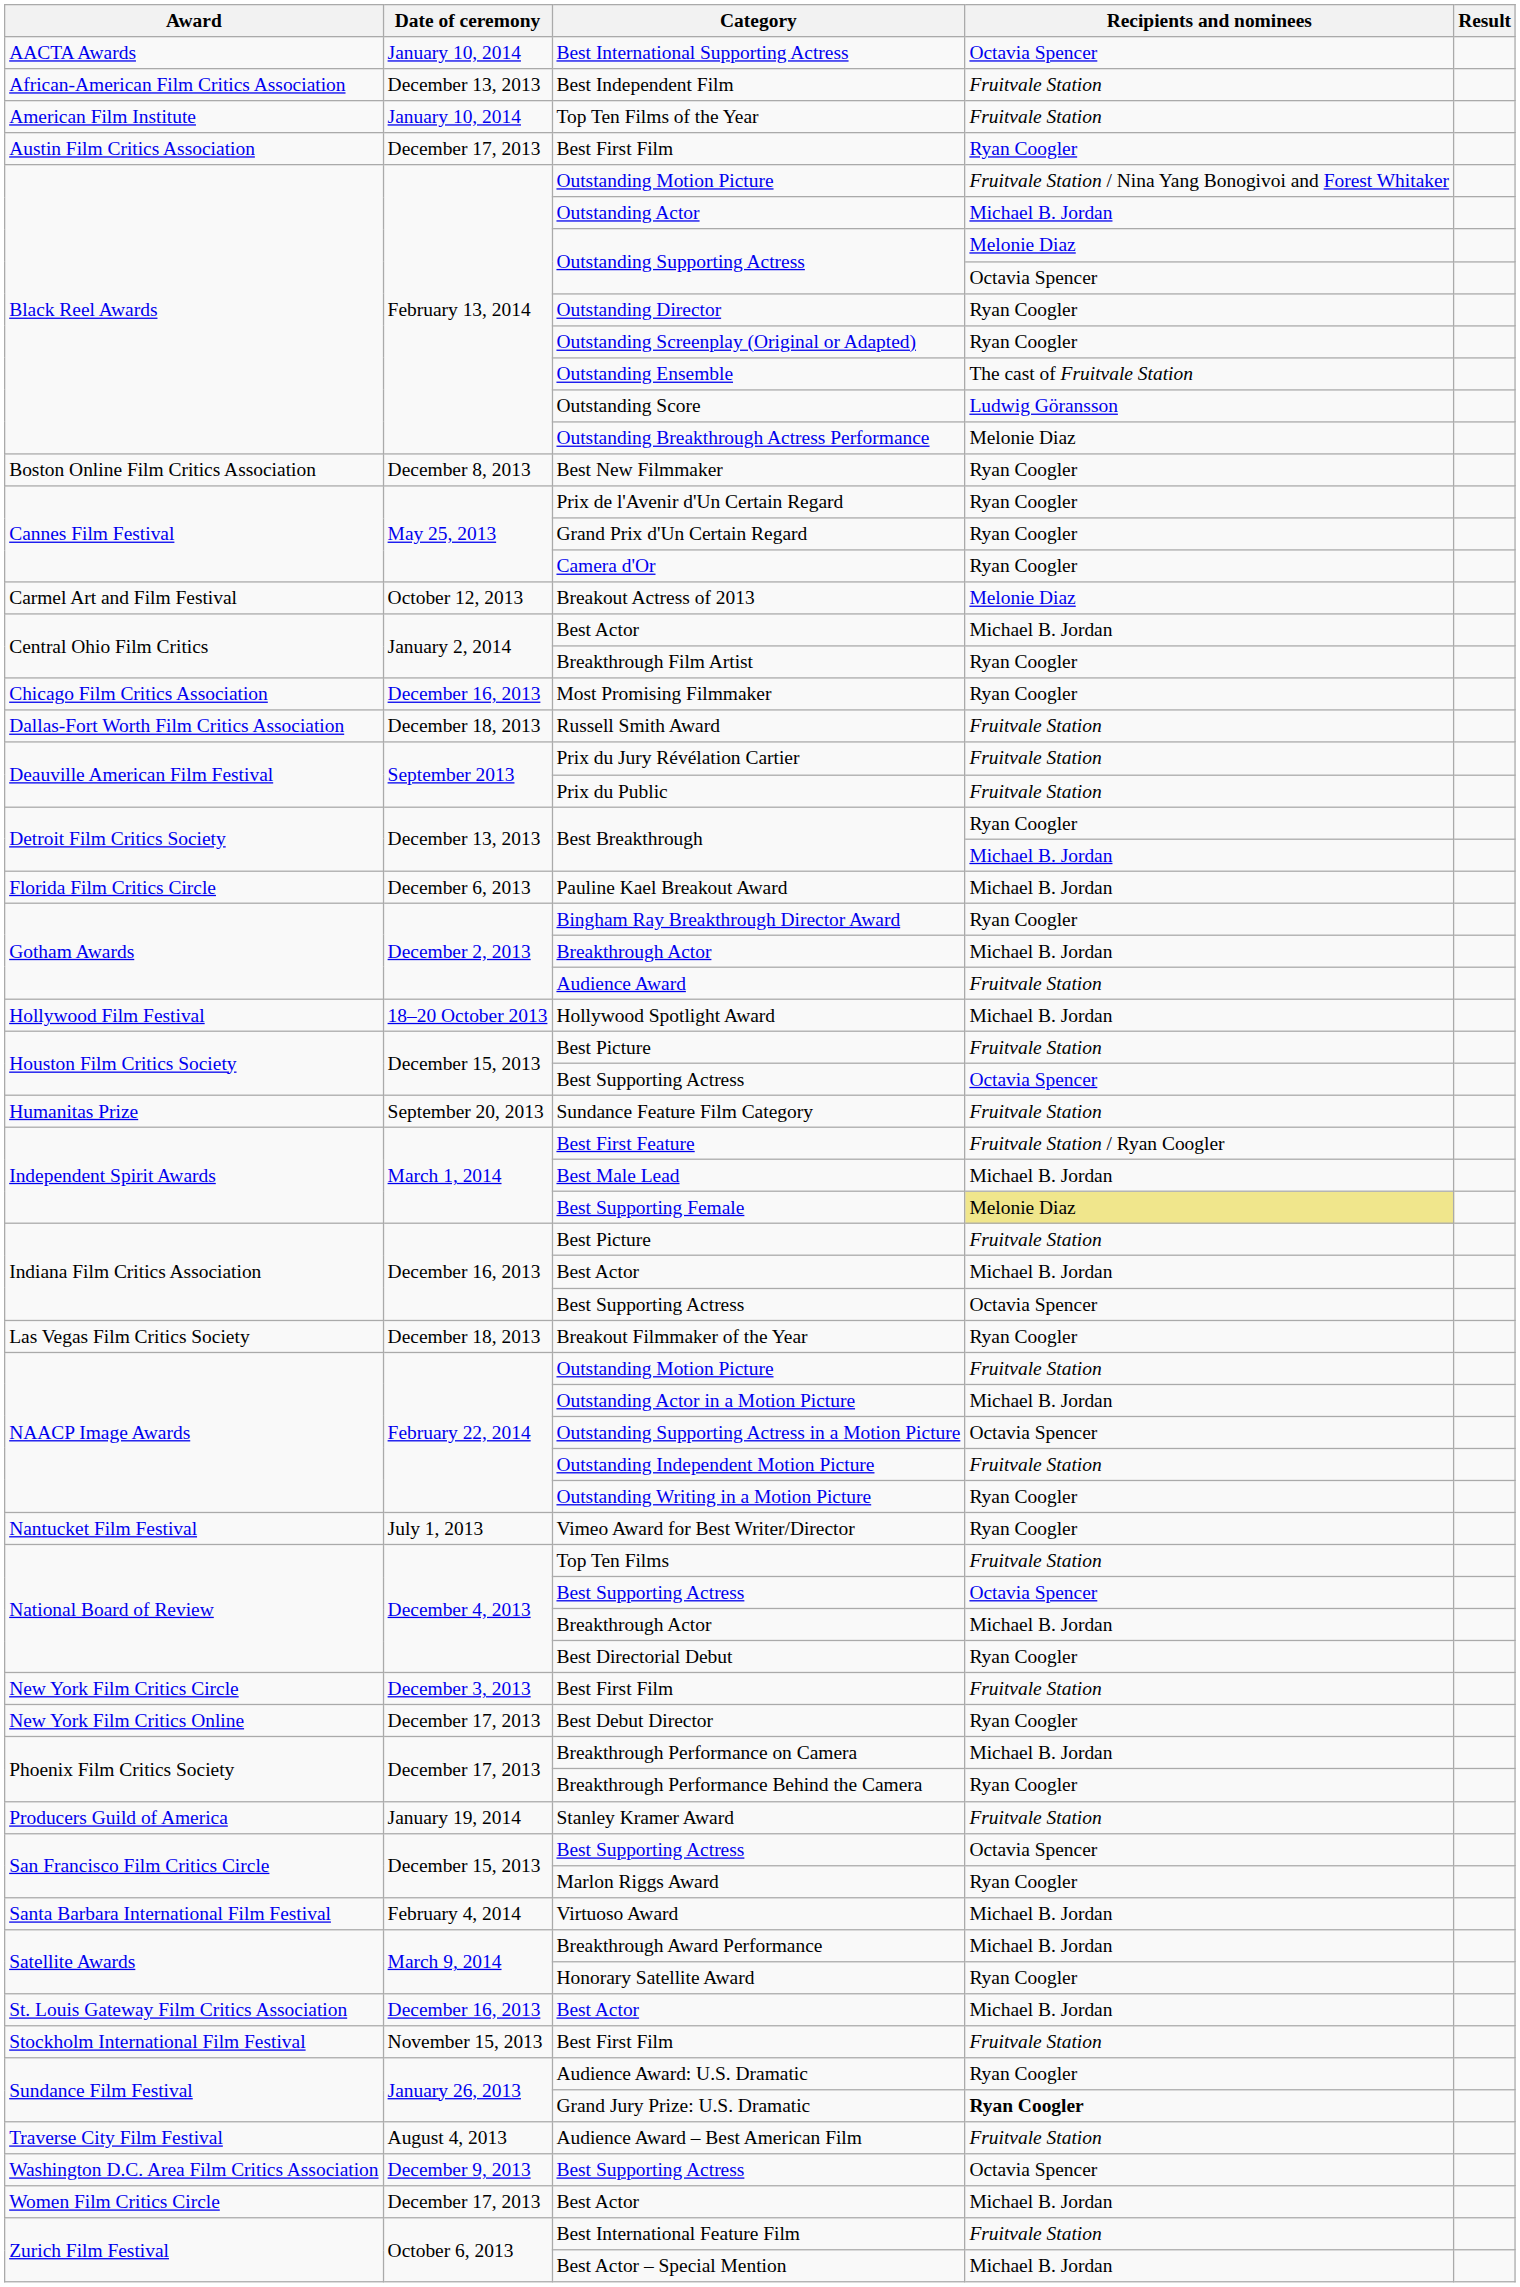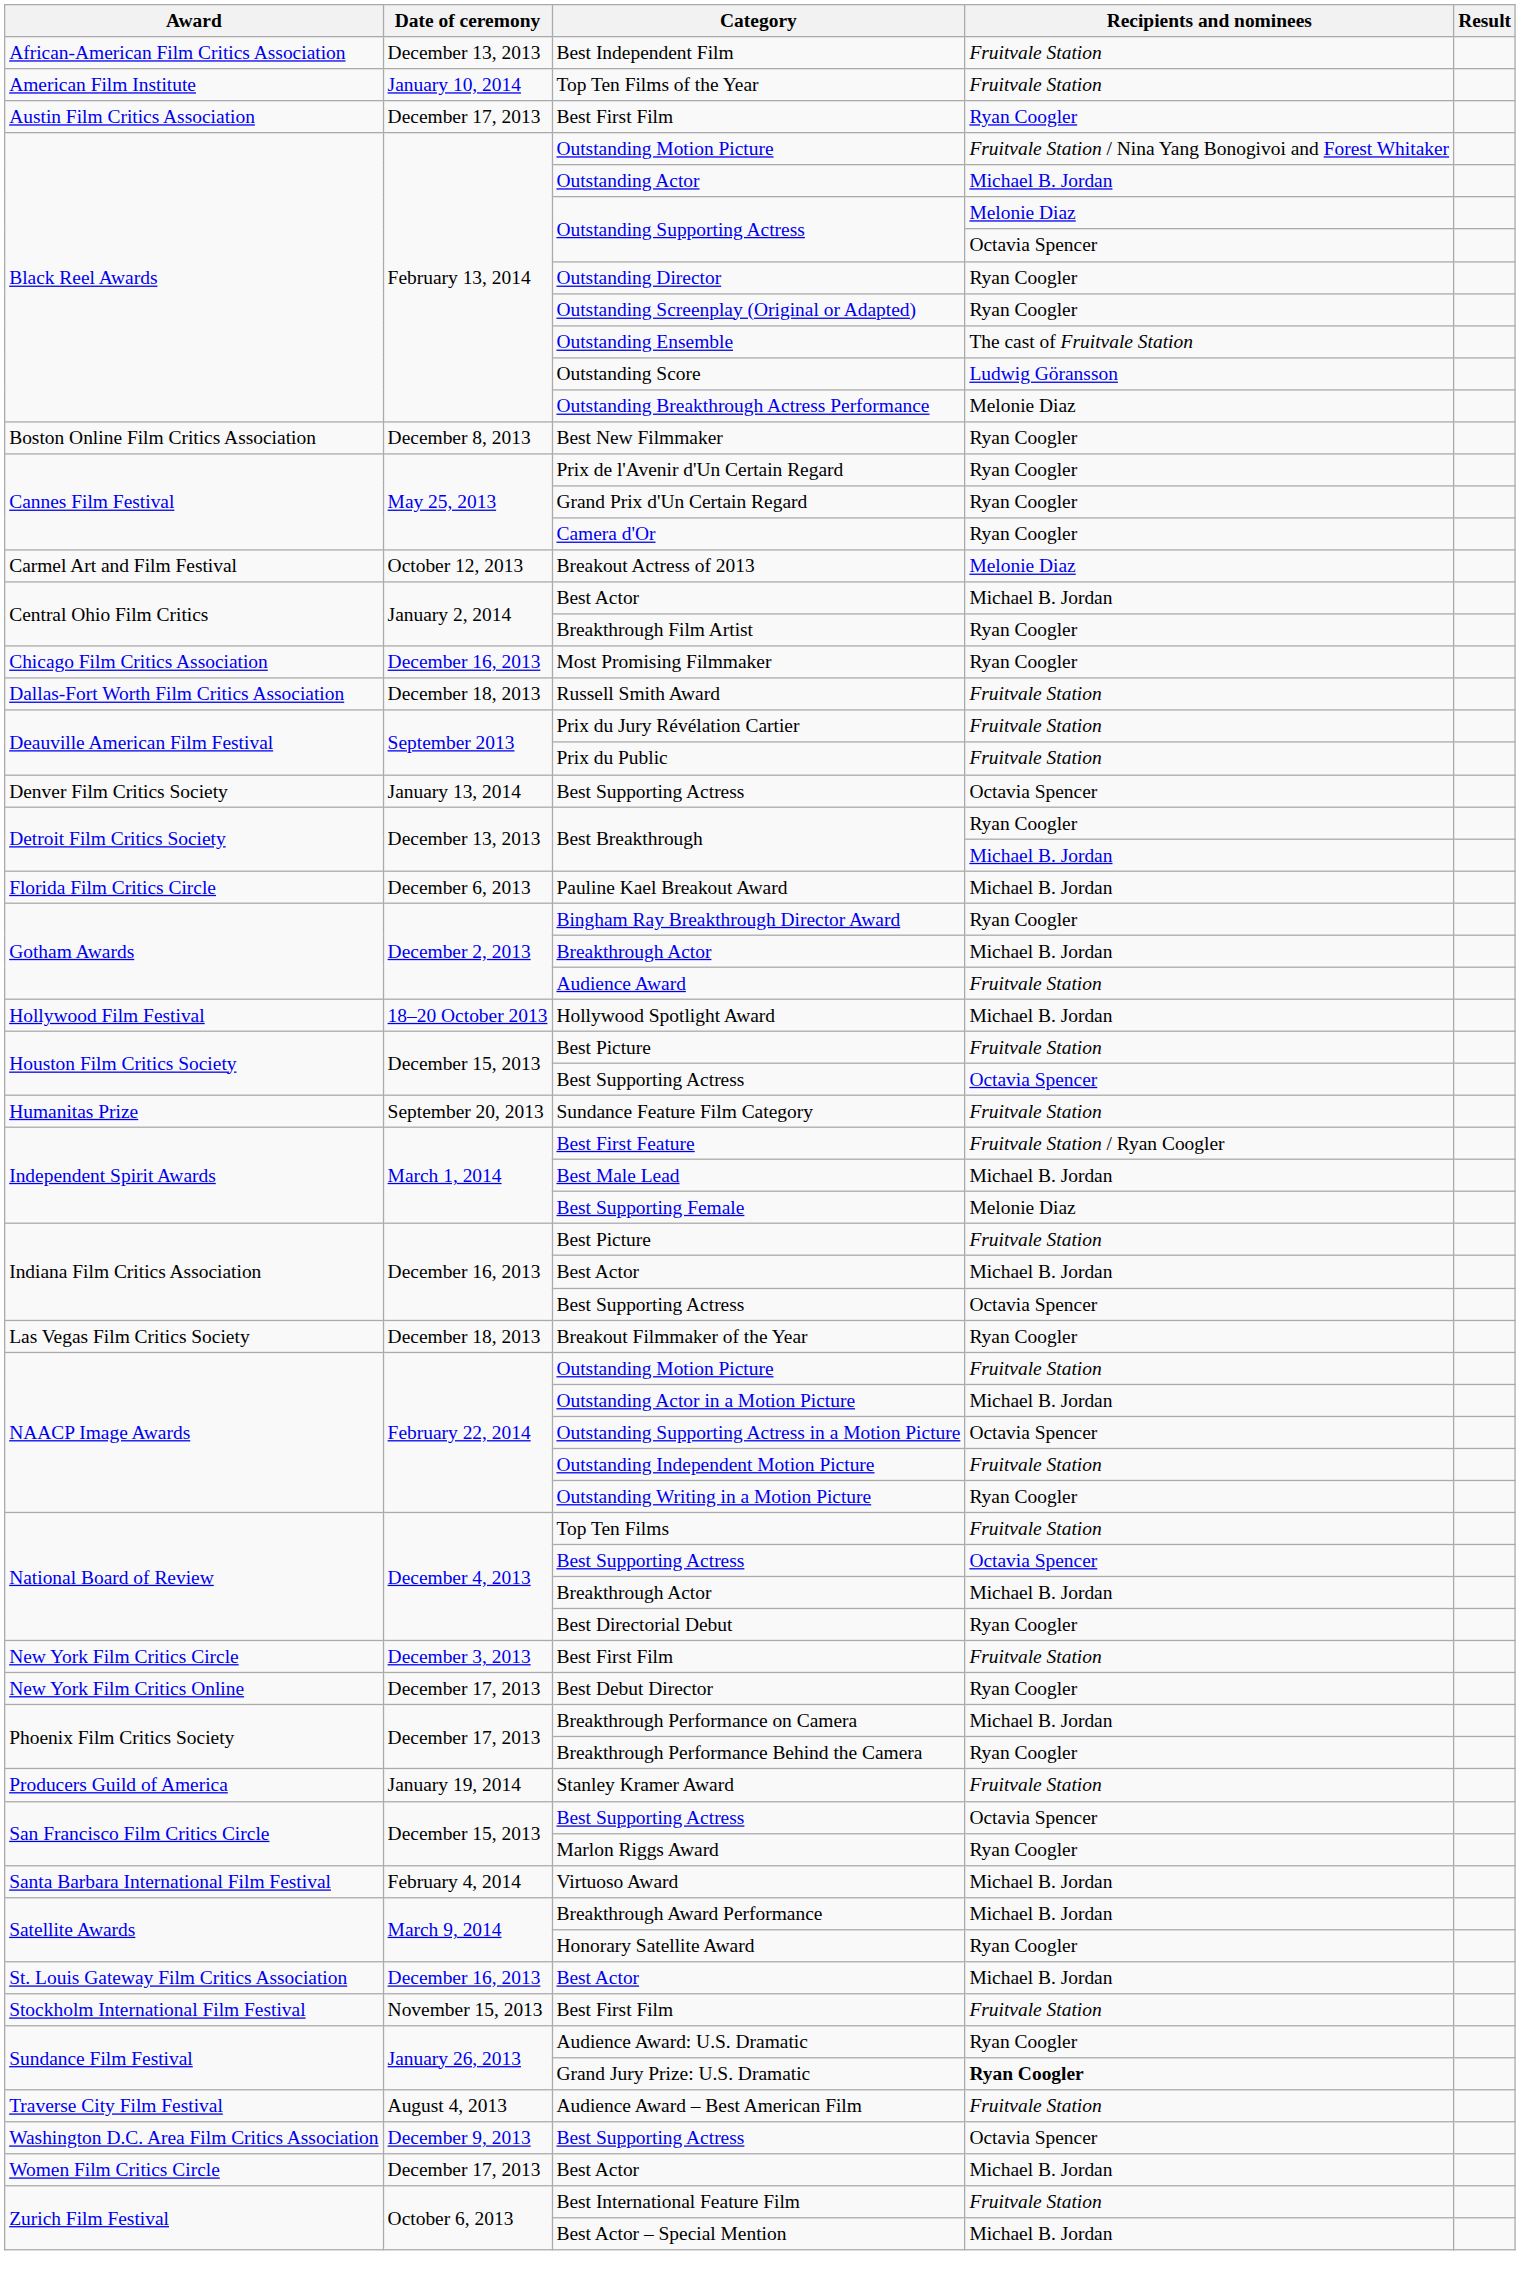- row: (73, 52)
+ row: (118, 790)
(1023, 1207) khaki background -> (1023, 1207) no background
- row: (103, 1528)
